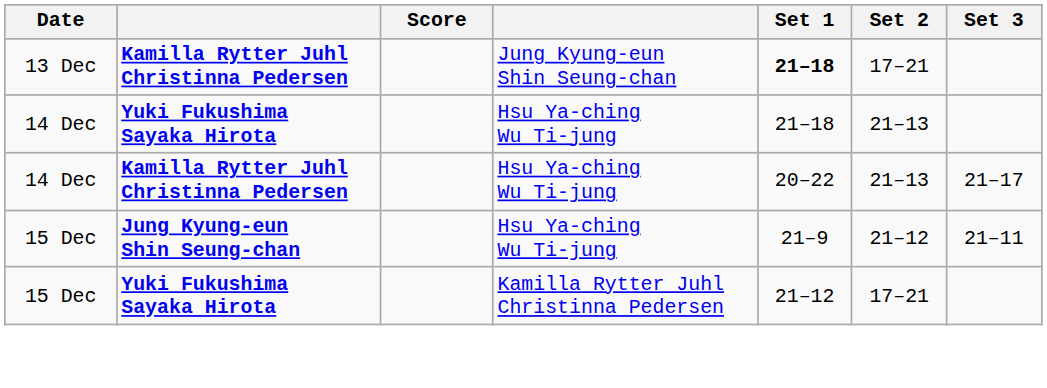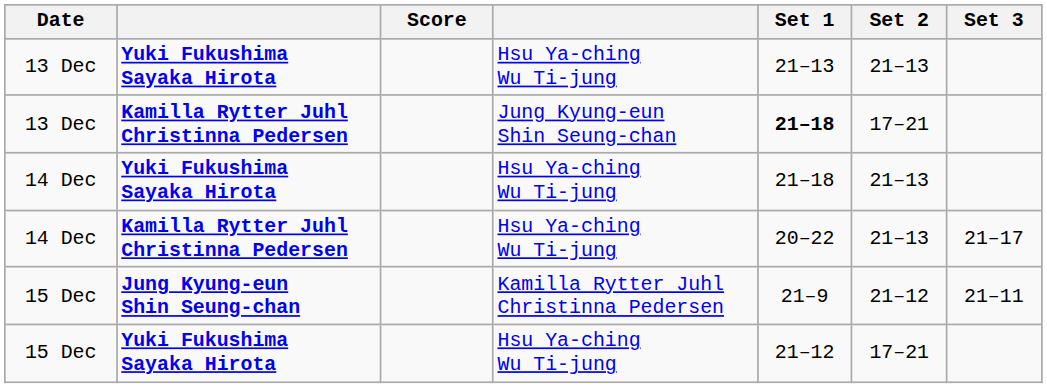+ row: (61, 67)
(569, 238) Hsu Ya-ching Wu Ti-jung -> (611, 295) Kamilla Rytter Juhl Christinna Pedersen
(611, 295) Kamilla Rytter Juhl Christinna Pedersen -> (569, 353) Hsu Ya-ching Wu Ti-jung
